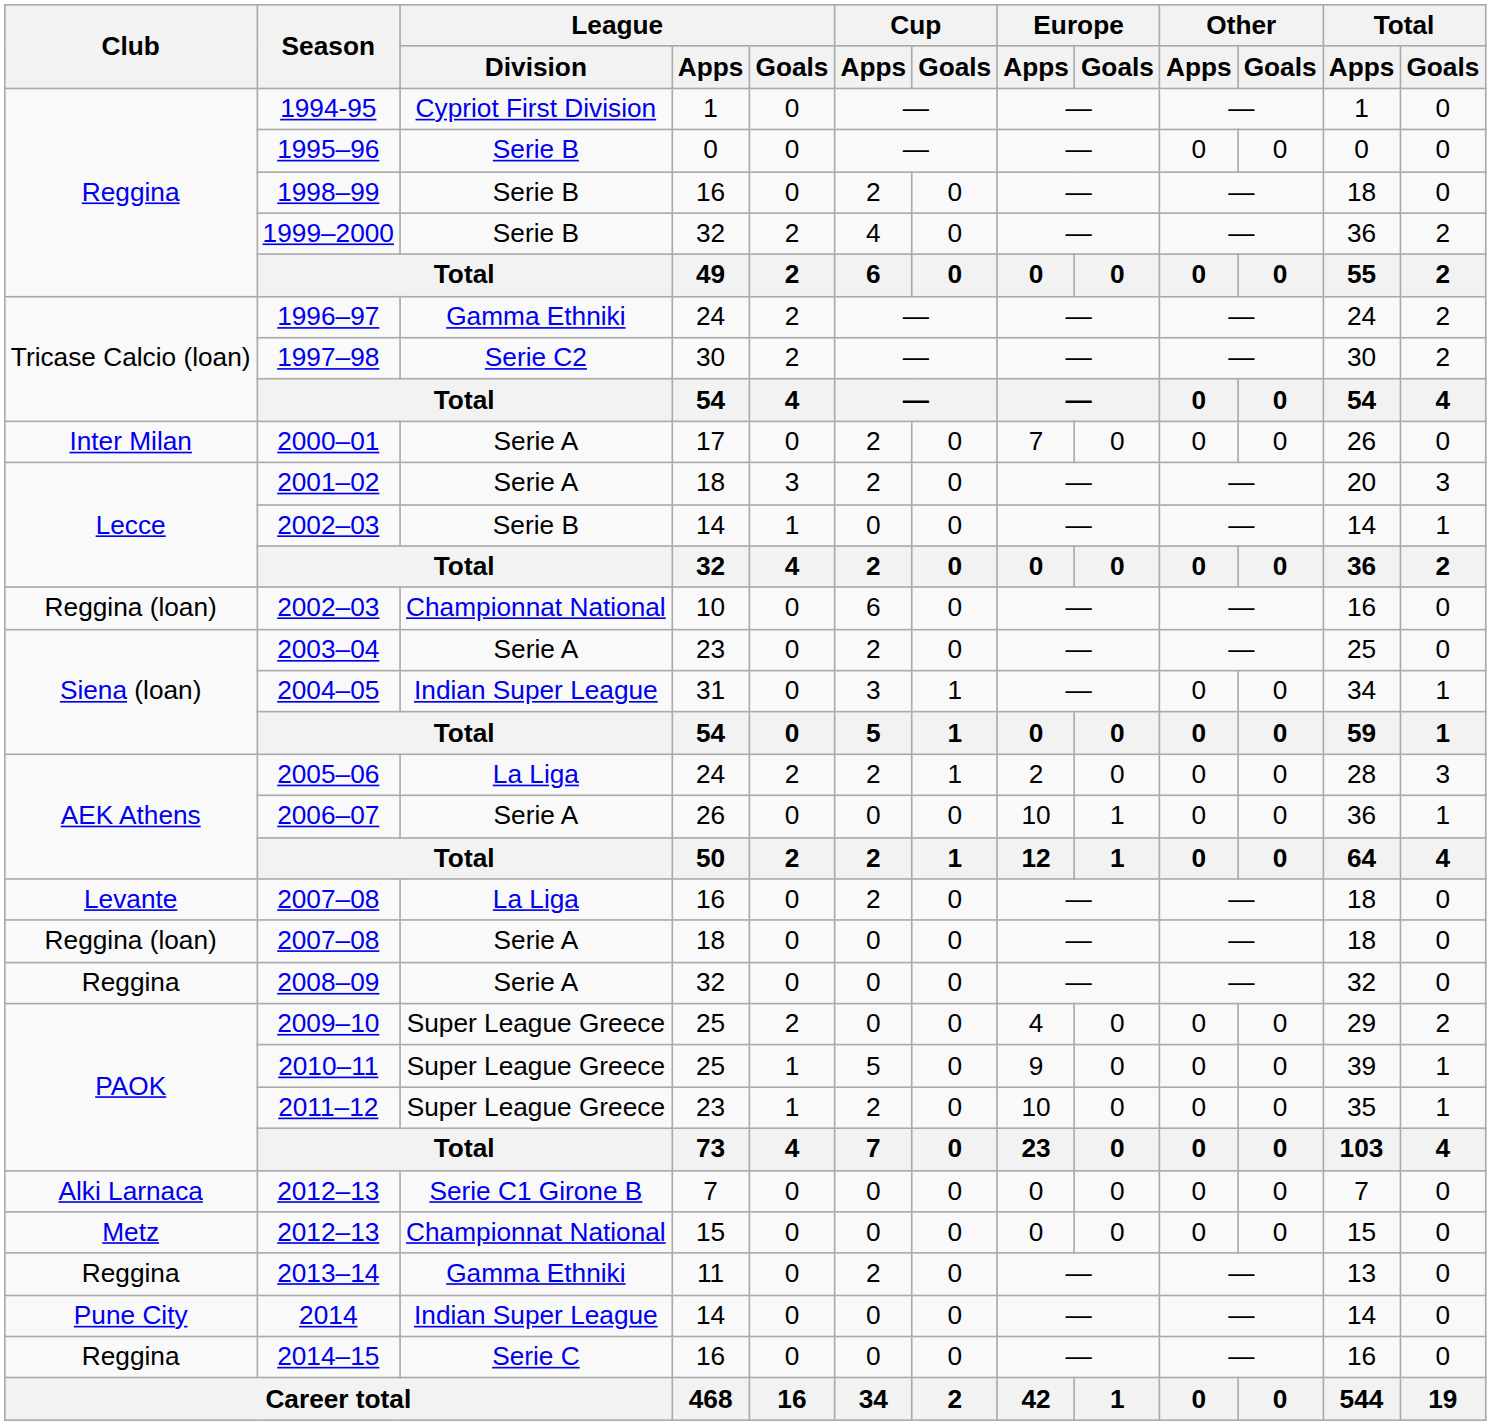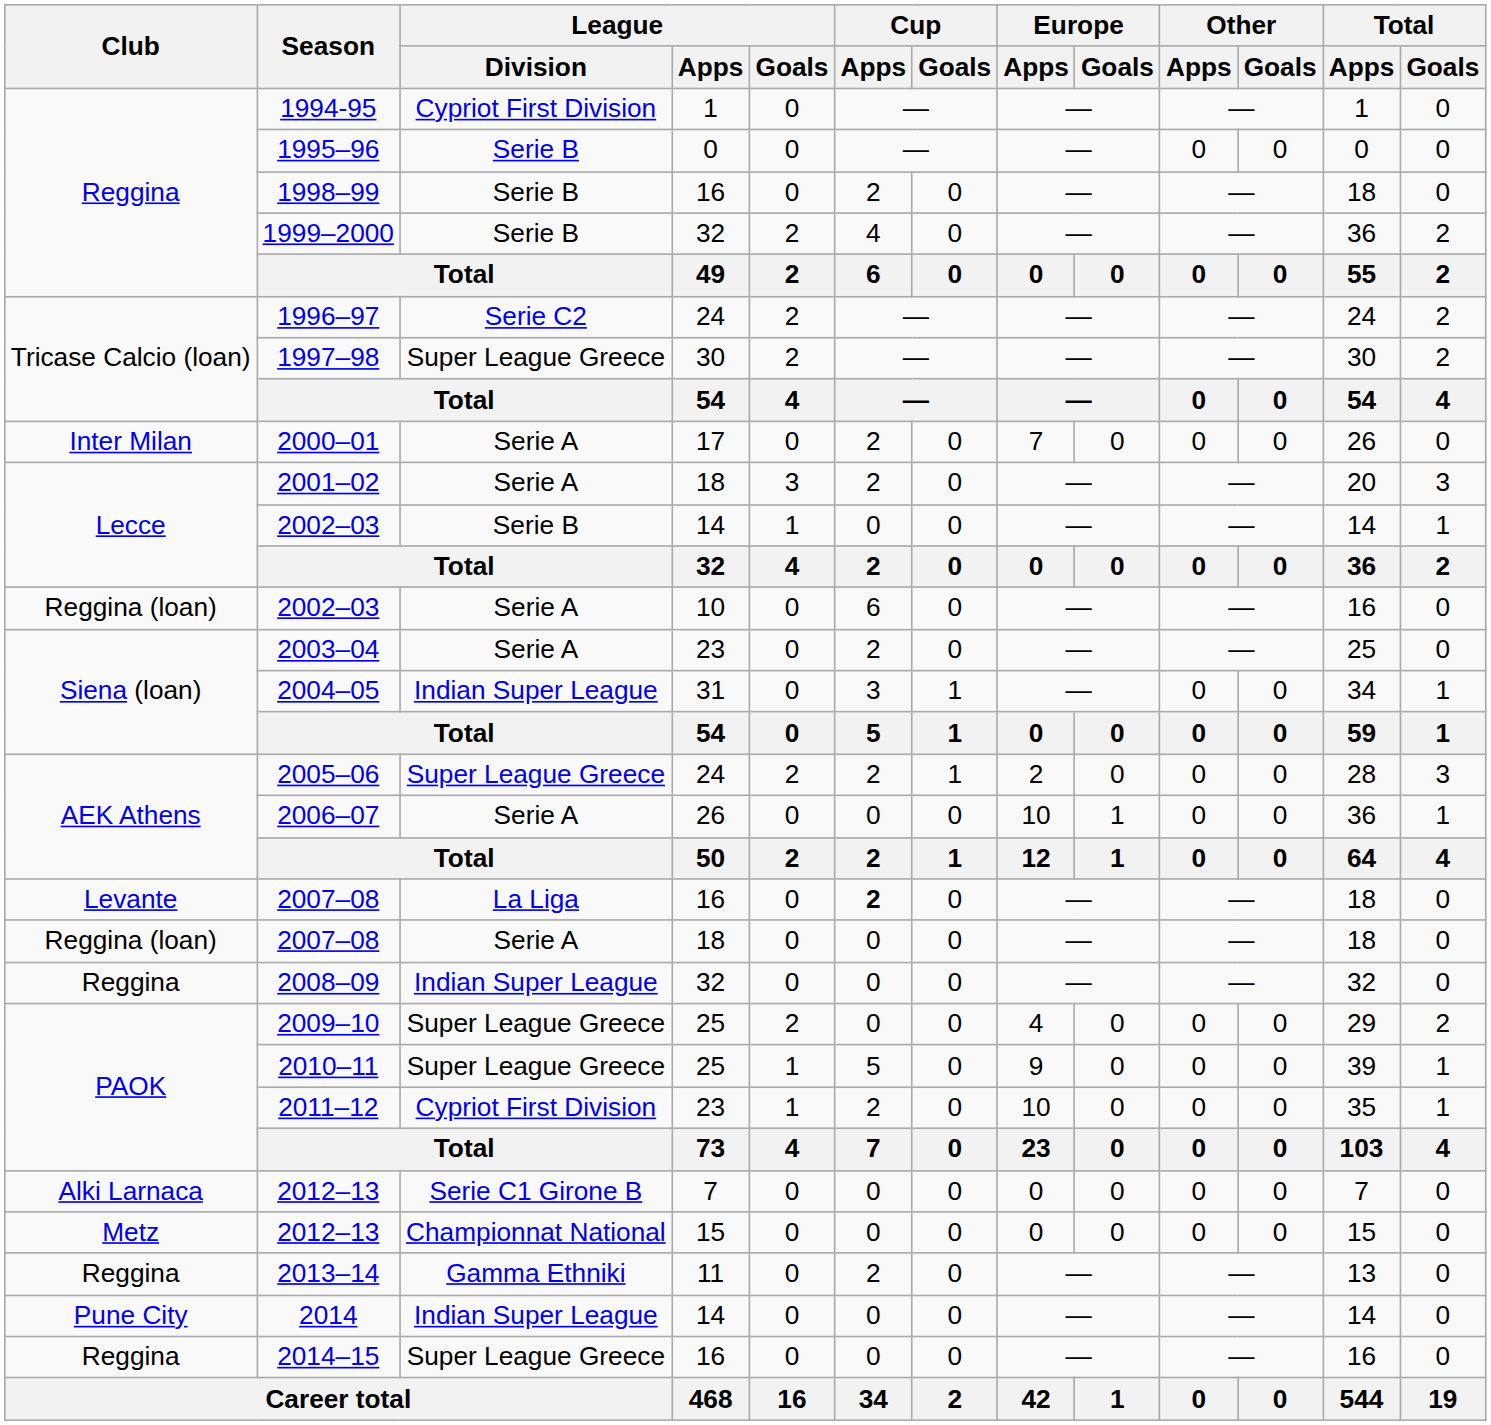(536, 316) Gamma Ethniki -> (536, 316) Serie C2
(536, 358) Serie C2 -> (536, 358) Super League Greece
(536, 607) Championnat National -> (536, 607) Serie A
(536, 774) La Liga -> (536, 774) Super League Greece
(873, 899) normal -> (873, 899) bold
(536, 982) Serie A -> (536, 982) Indian Super League
(536, 1107) Super League Greece -> (536, 1107) Cypriot First Division
(536, 1356) Serie C -> (536, 1356) Super League Greece
